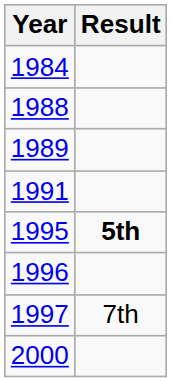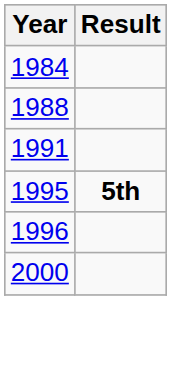- row: (40, 149)
- row: (40, 314)
